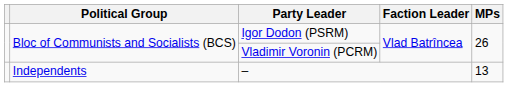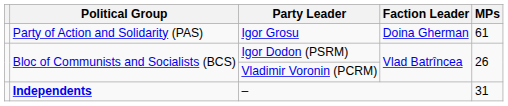+ row: (270, 33)
(50, 71) normal -> (52, 91) bold
(482, 71) 13 -> (482, 91) 31
